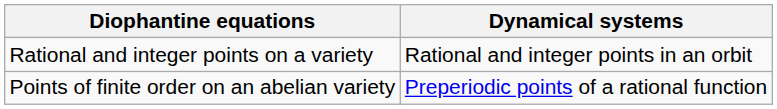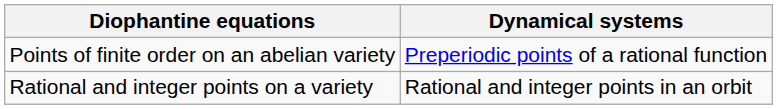rows swapped: (191, 54) <-> (202, 87)
